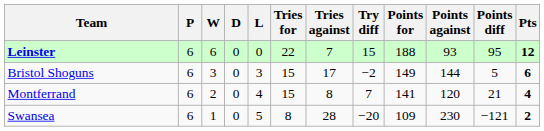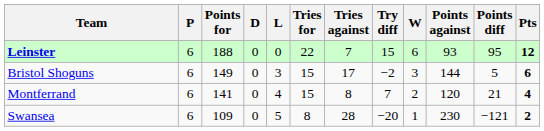columns swapped: (213, 22) <-> (405, 22)
